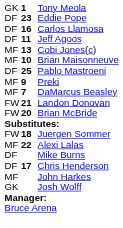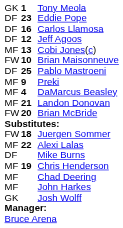(26, 39) 11 -> (26, 39) 12
(11, 60) MF -> (12, 60) FW
(24, 92) 7 -> (24, 92) 4
(12, 102) FW -> (11, 102) MF
(11, 166) DF -> (11, 166) MF
(26, 166) 17 -> (26, 166) 19
+ row: (67, 176)
